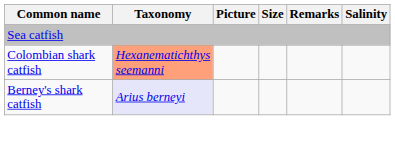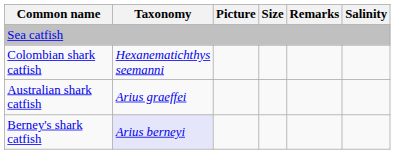(163, 62) lightsalmon background -> (163, 62) no background
+ row: (49, 97)
